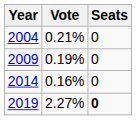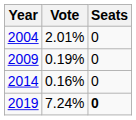(65, 37) 0.21% -> (65, 37) 2.01%
(65, 103) 2.27% -> (65, 103) 7.24%
